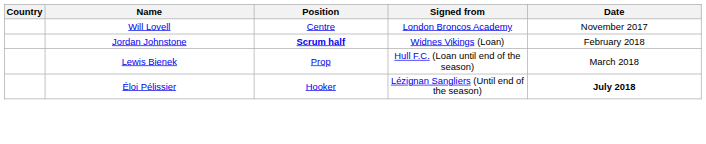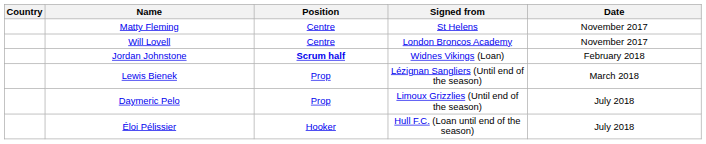+ row: (149, 26)
(457, 61) Hull F.C. (Loan until end of the season) -> (457, 76) Lézignan Sangliers (Until end of the season)
+ row: (149, 101)
(457, 86) Lézignan Sangliers (Until end of the season) -> (457, 126) Hull F.C. (Loan until end of the season)
(614, 86) bold -> (614, 126) normal
